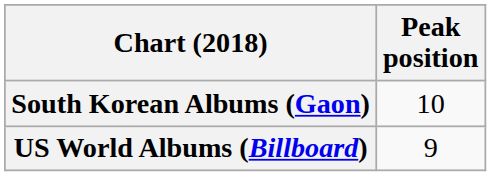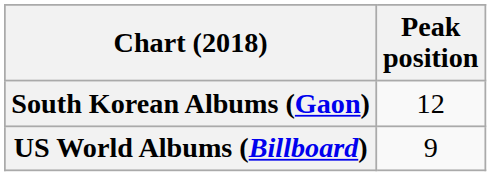(431, 103) 10 -> (431, 103) 12
